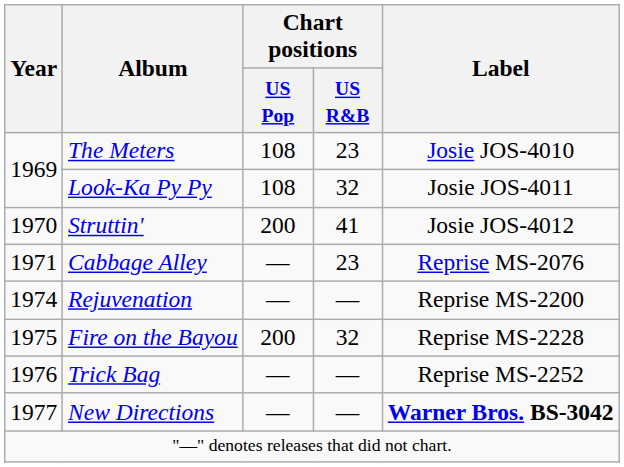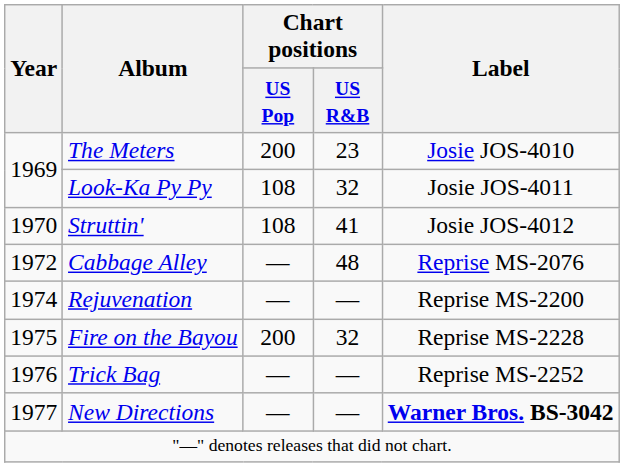(278, 150) 108 -> (278, 150) 200
(278, 225) 200 -> (278, 225) 108
(34, 262) 1971 -> (34, 262) 1972
(348, 262) 23 -> (348, 262) 48
